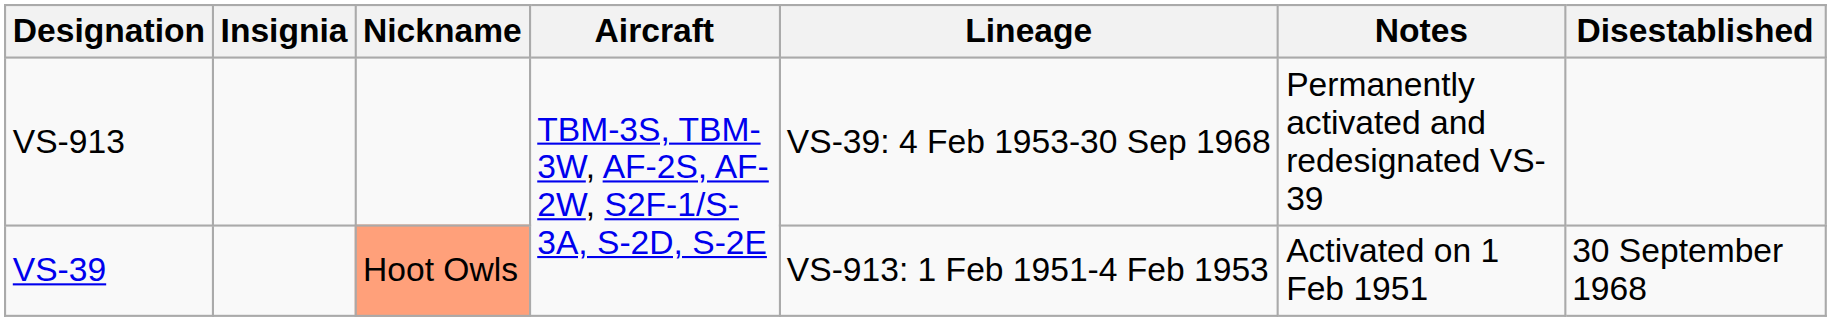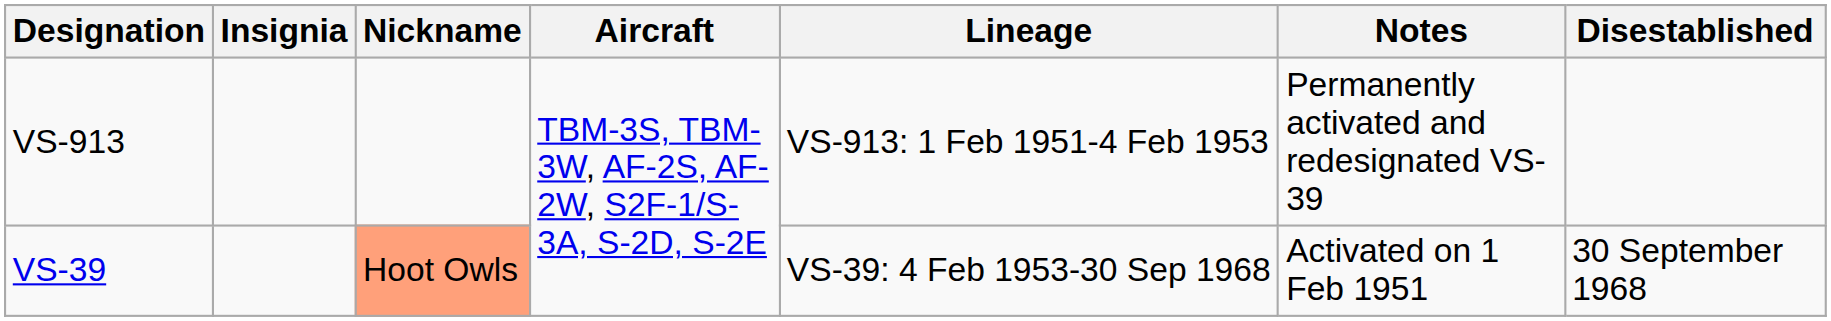(1029, 141) VS-39: 4 Feb 1953-30 Sep 1968 -> (1028, 141) VS-913: 1 Feb 1951-4 Feb 1953
(1028, 270) VS-913: 1 Feb 1951-4 Feb 1953 -> (1029, 270) VS-39: 4 Feb 1953-30 Sep 1968
